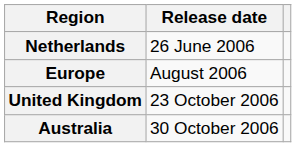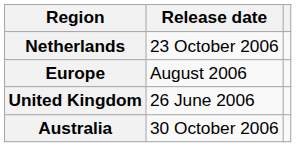(202, 45) 26 June 2006 -> (214, 45) 23 October 2006
(214, 100) 23 October 2006 -> (202, 100) 26 June 2006
